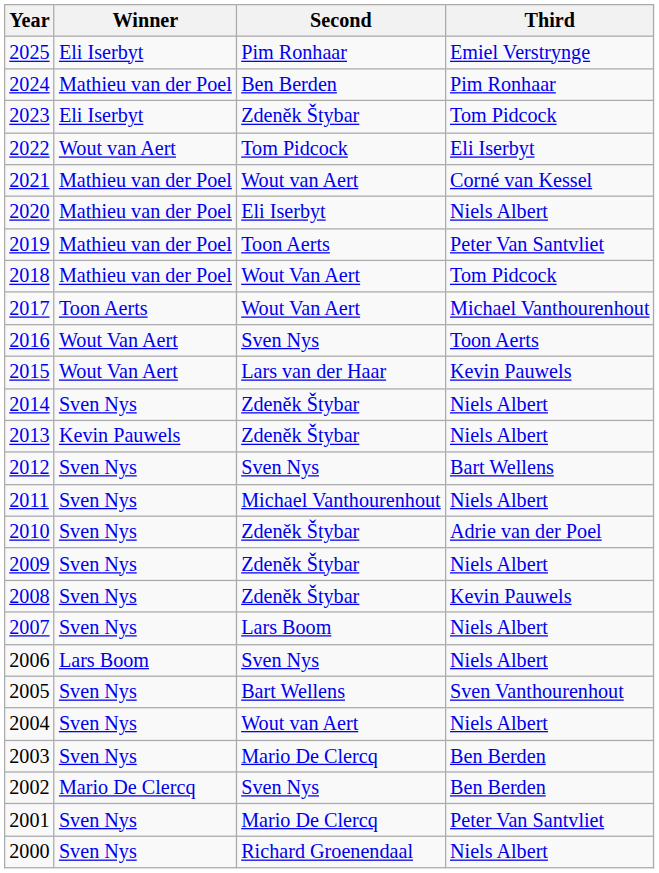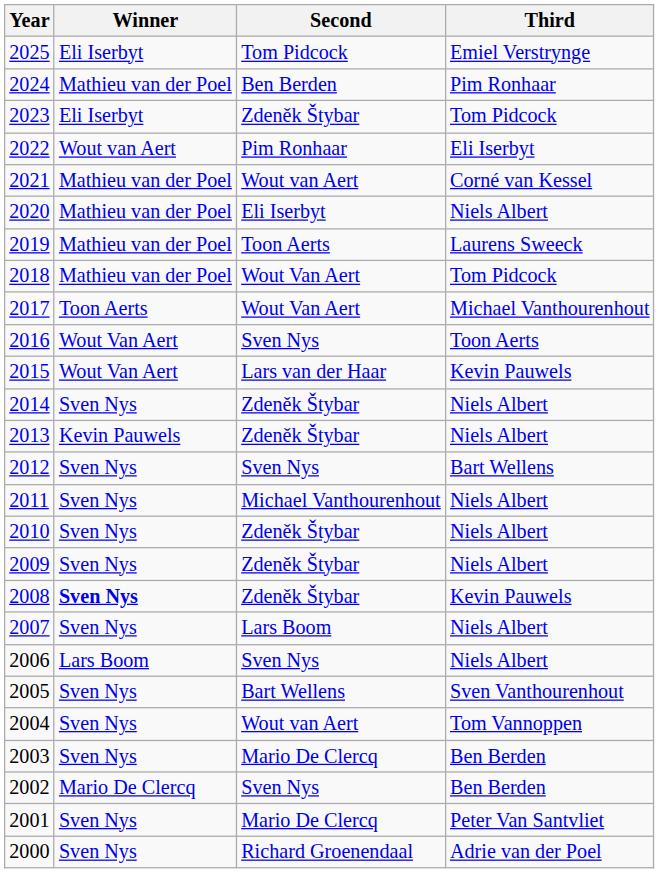(294, 52) Pim Ronhaar -> (295, 52) Tom Pidcock
(295, 148) Tom Pidcock -> (294, 148) Pim Ronhaar
(527, 244) Peter Van Santvliet -> (516, 244) Laurens Sweeck
(526, 532) Adrie van der Poel -> (499, 532) Niels Albert
(98, 595) normal -> (98, 595) bold
(499, 723) Niels Albert -> (516, 723) Tom Vannoppen
(499, 851) Niels Albert -> (526, 851) Adrie van der Poel
